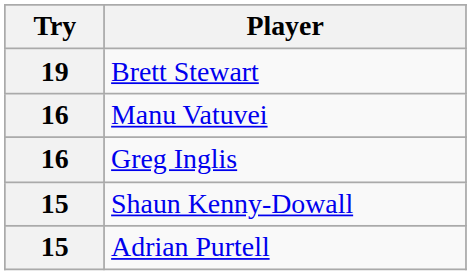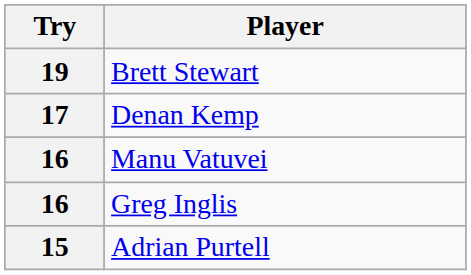+ row: (185, 114)
- row: (232, 203)
